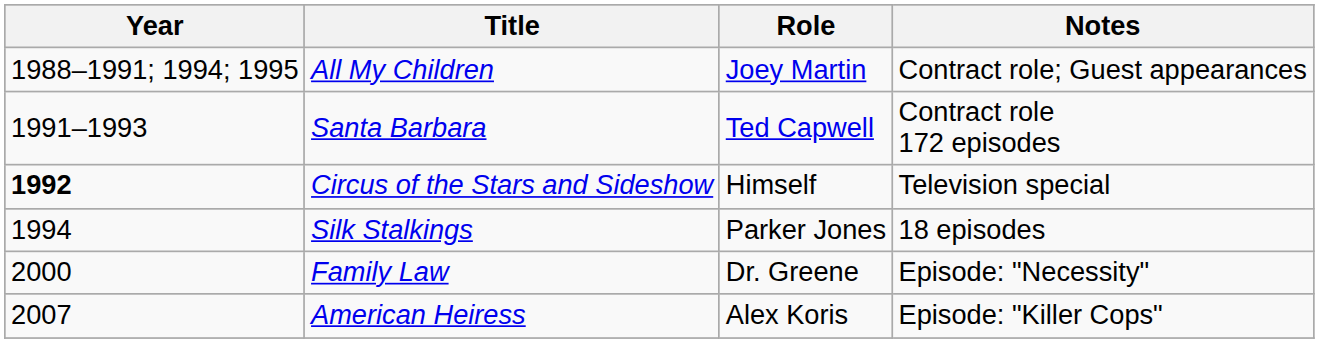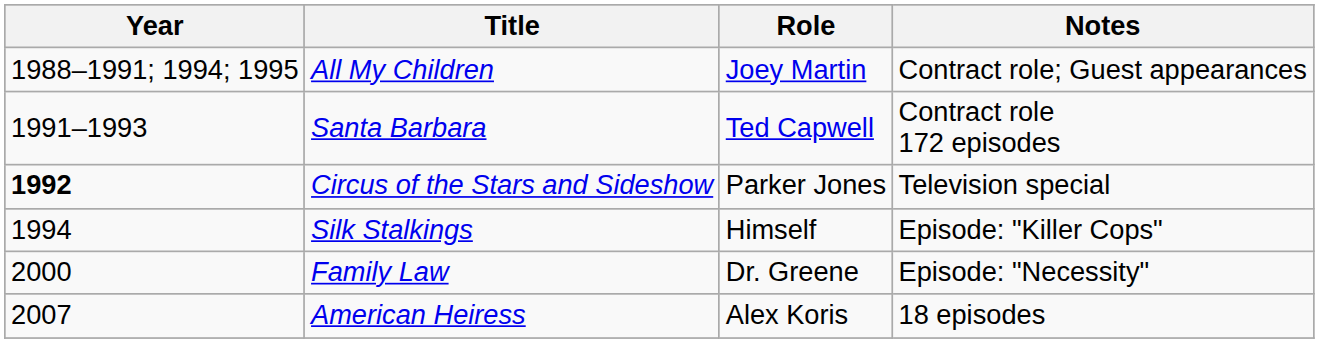(771, 186) Himself -> (806, 186) Parker Jones
(806, 229) Parker Jones -> (771, 229) Himself
(972, 229) 18 episodes -> (1031, 229) Episode: "Killer Cops"
(1031, 315) Episode: "Killer Cops" -> (972, 315) 18 episodes
